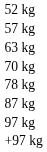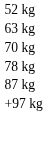- row: (20, 28)
- row: (20, 122)
